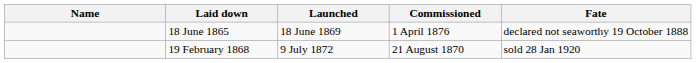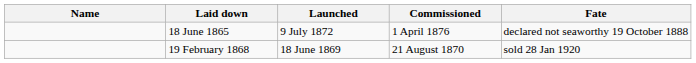(310, 31) 18 June 1869 -> (307, 31) 9 July 1872
(307, 49) 9 July 1872 -> (310, 49) 18 June 1869
